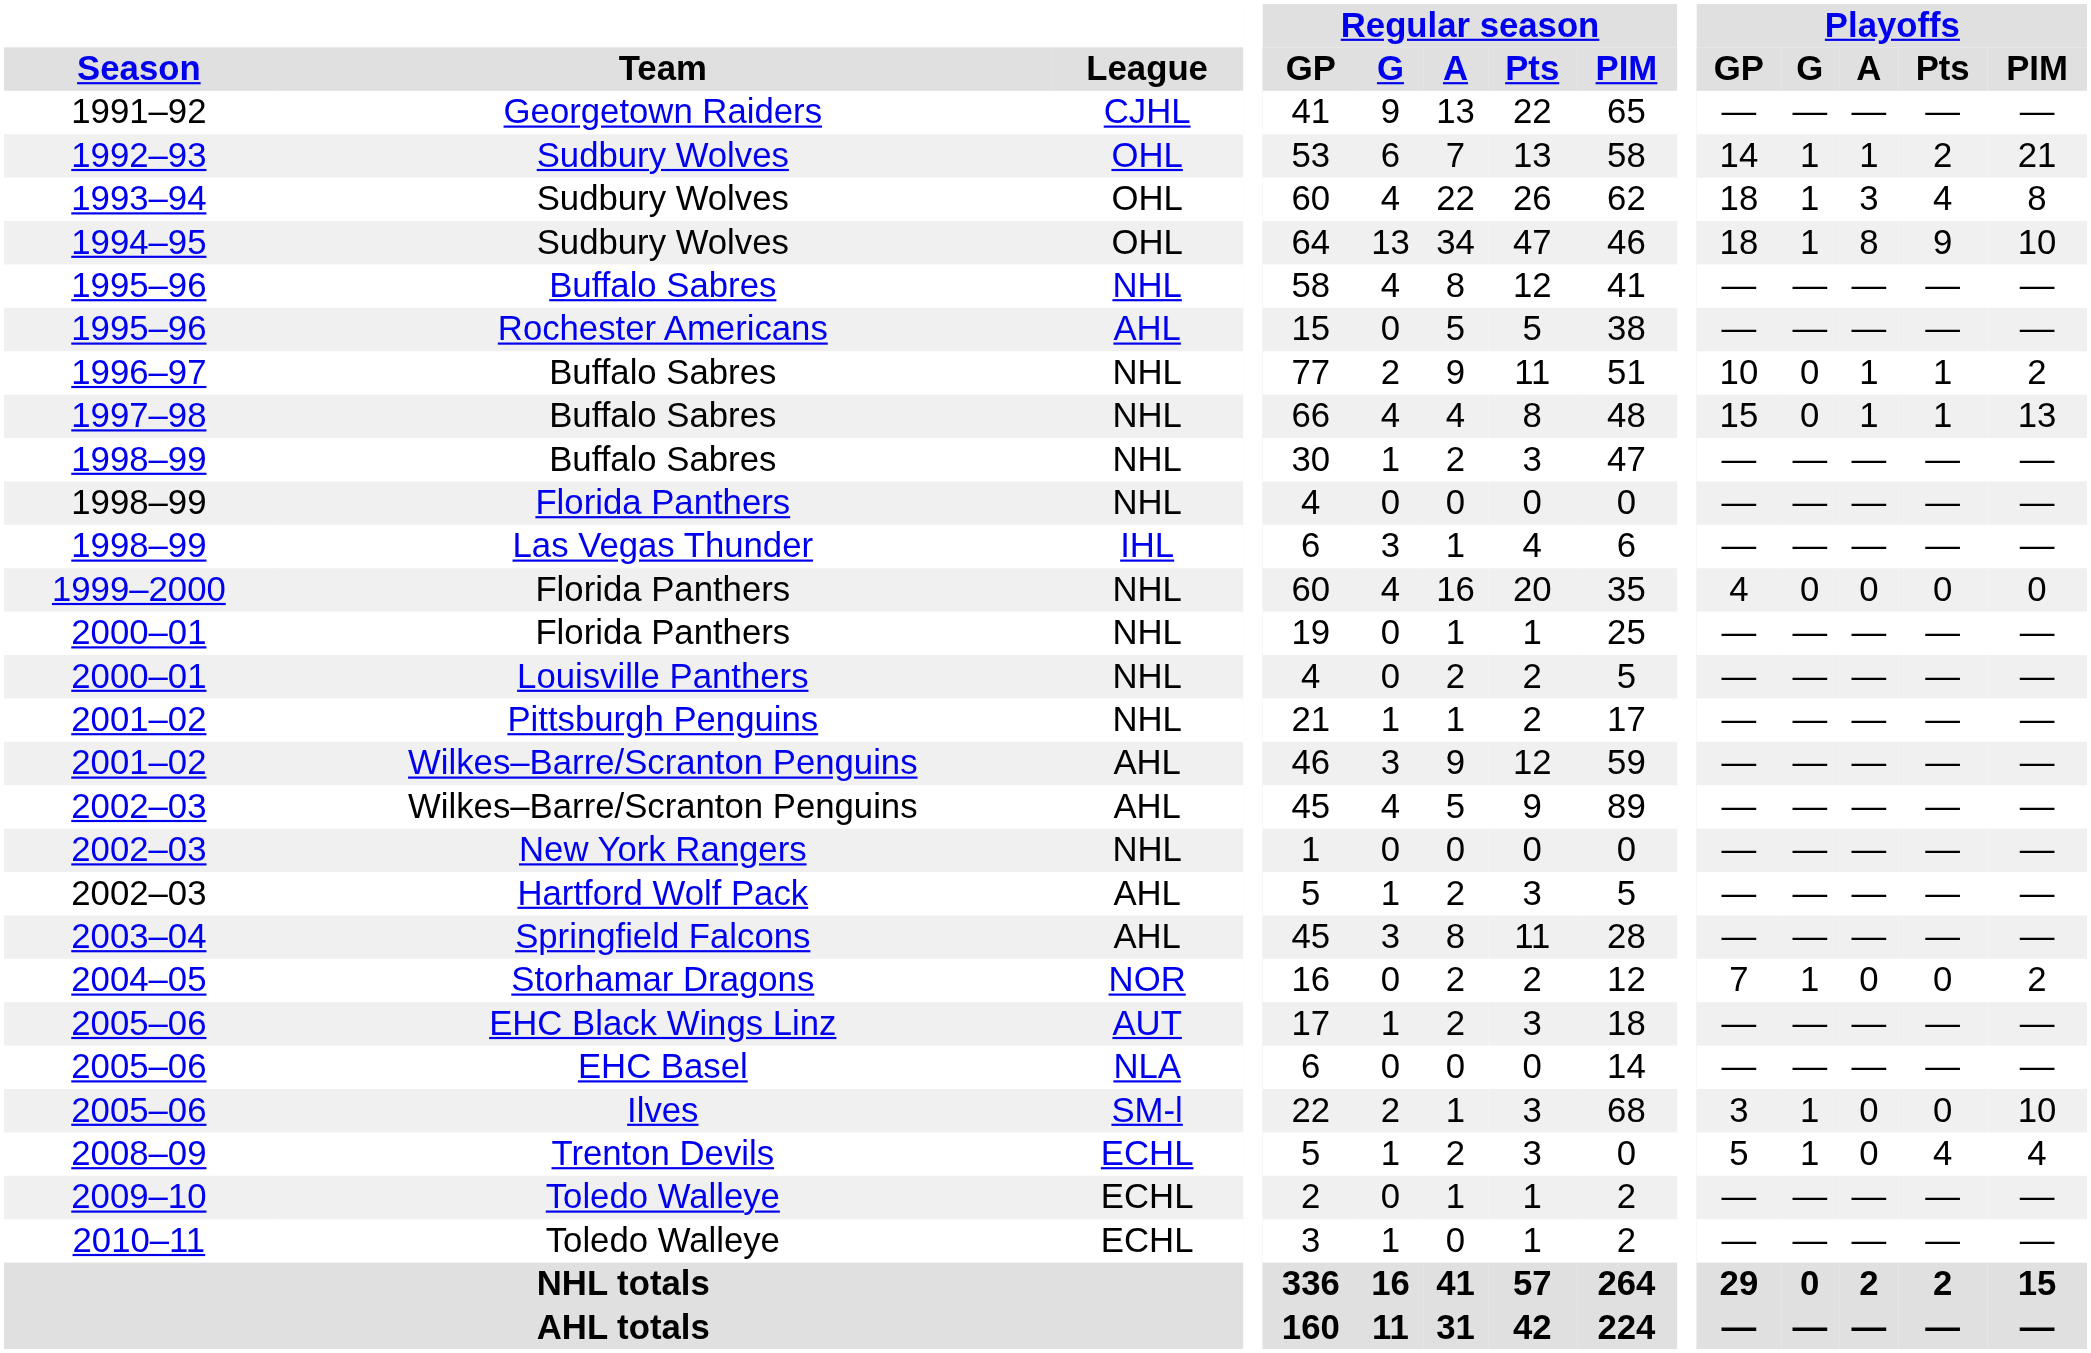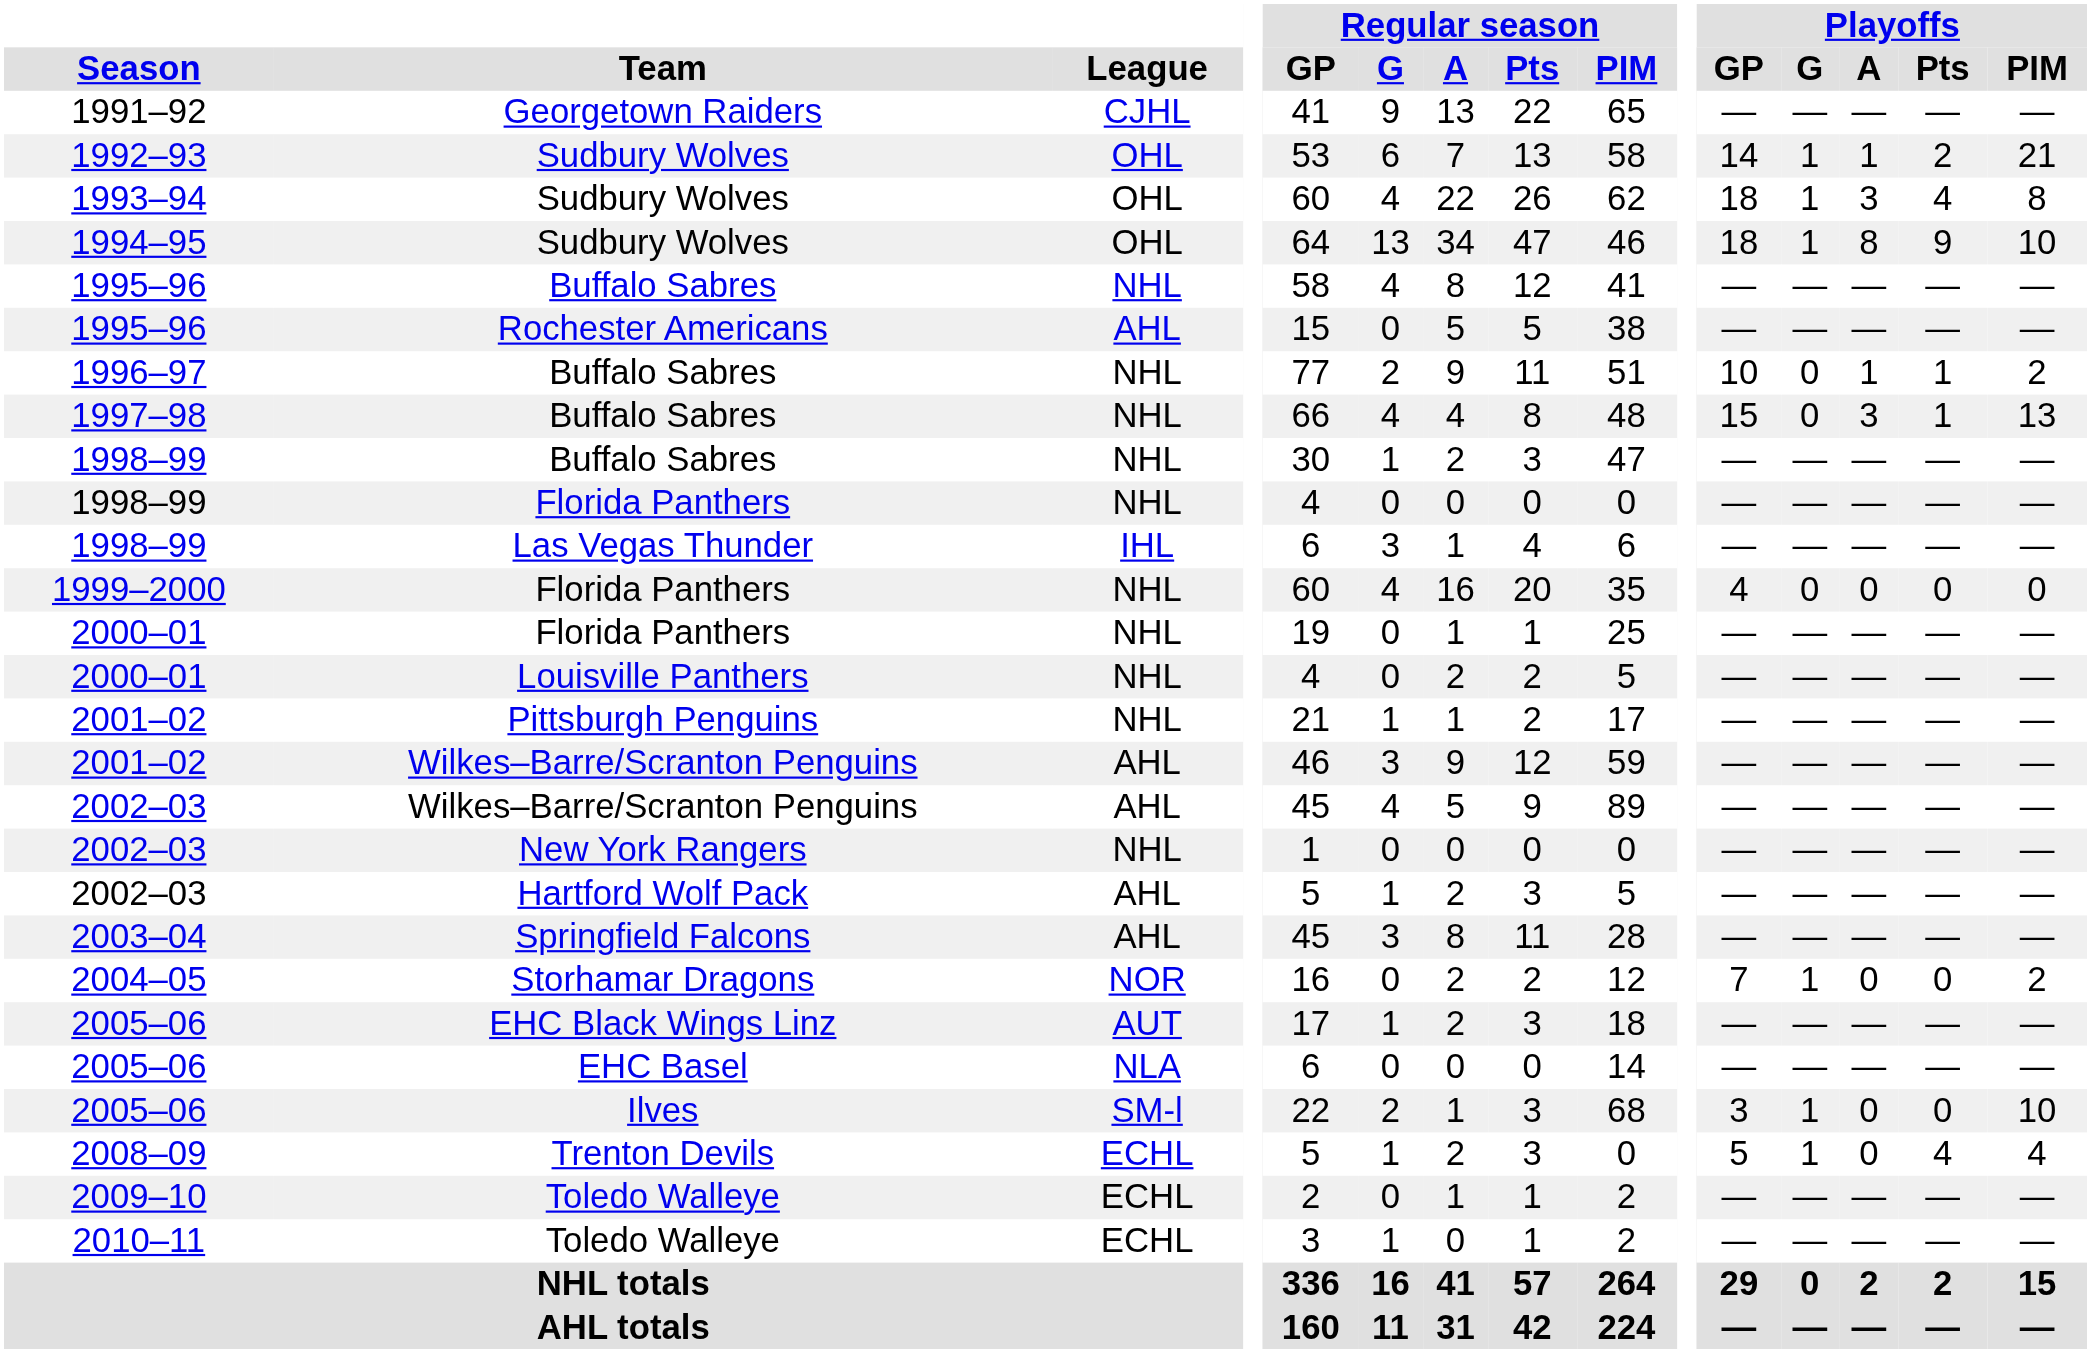(1869, 415) 1 -> (1869, 415) 3
